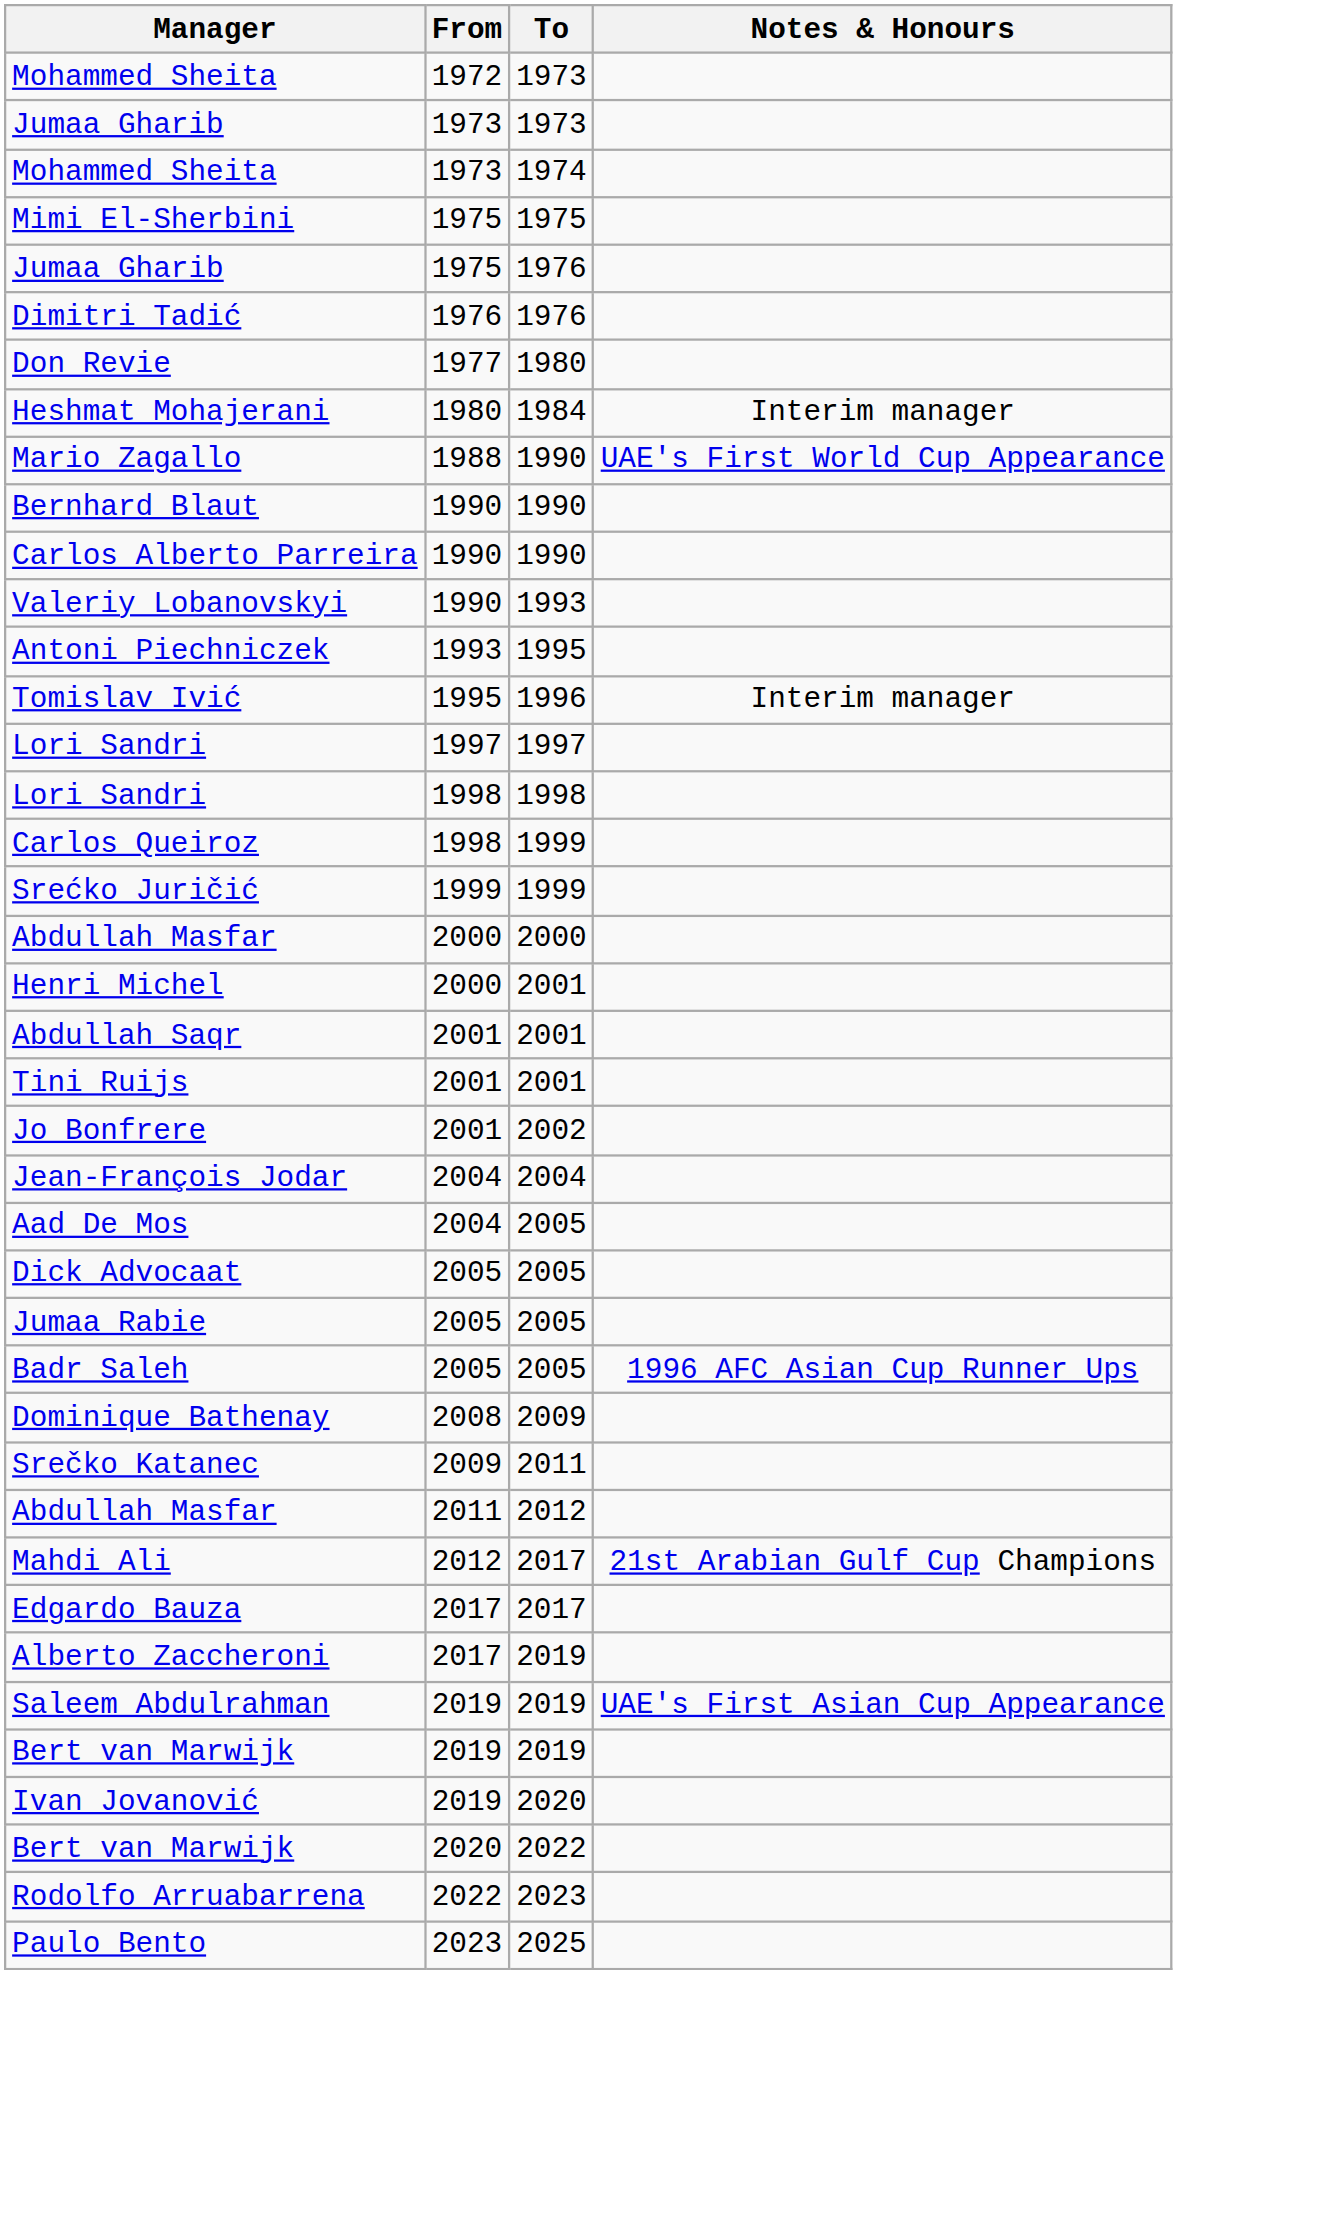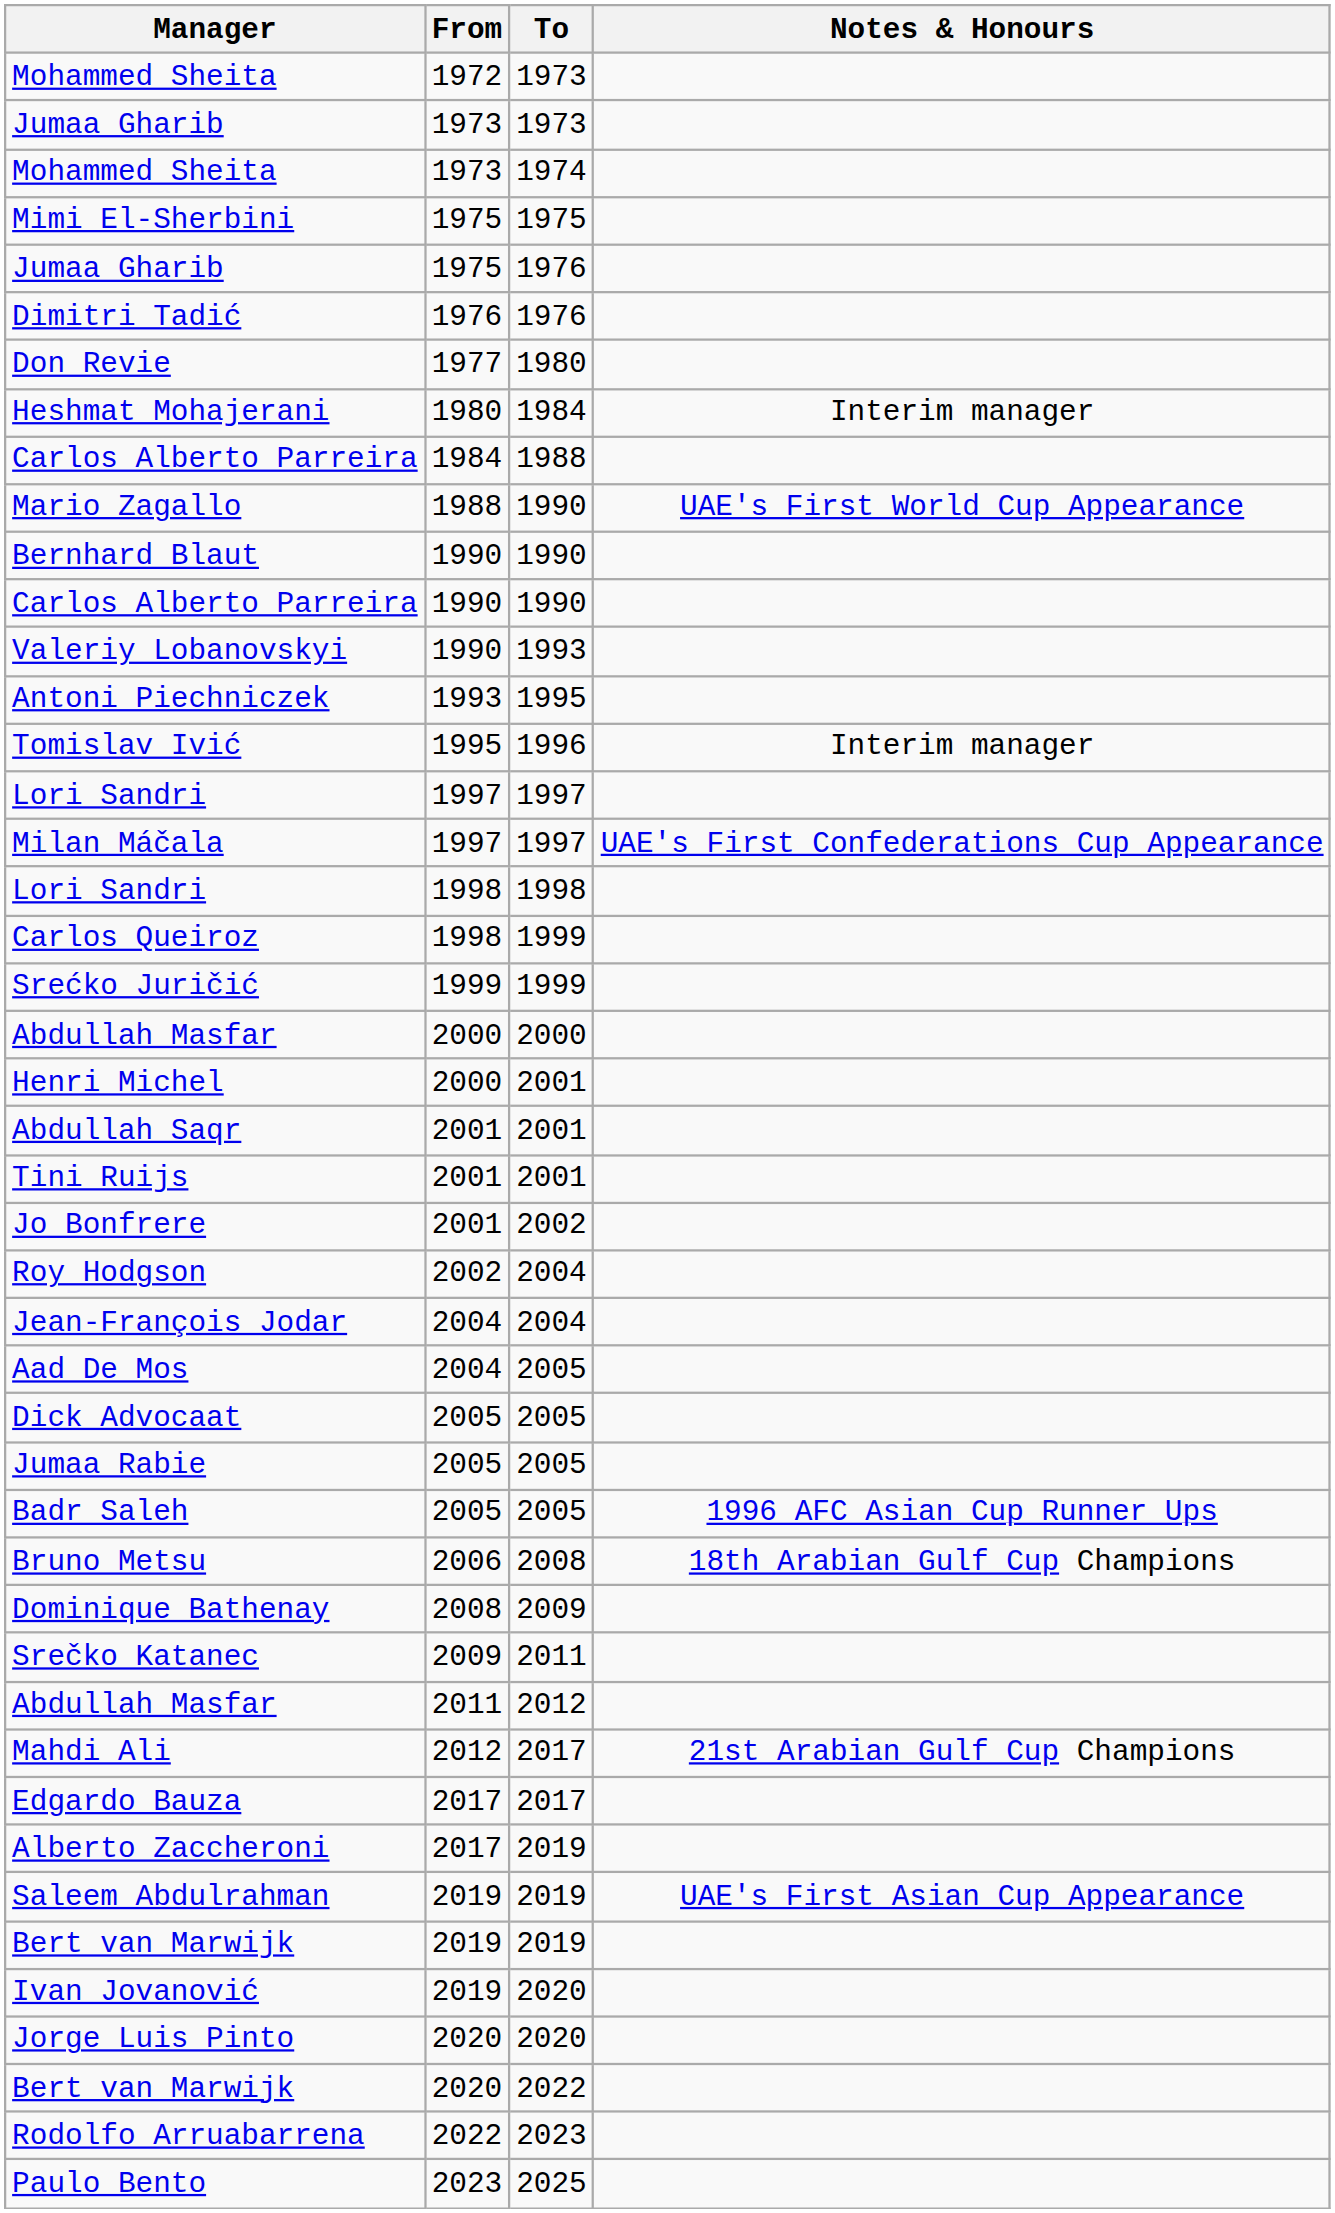+ row: (215, 460)
+ row: (118, 843)
+ row: (109, 1274)
+ row: (109, 1561)
+ row: (153, 2040)
